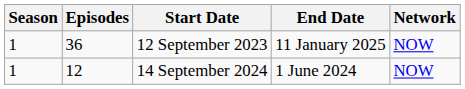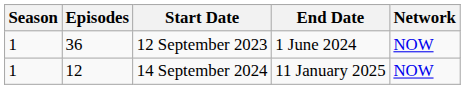(330, 44) 11 January 2025 -> (316, 44) 1 June 2024
(316, 71) 1 June 2024 -> (330, 71) 11 January 2025
